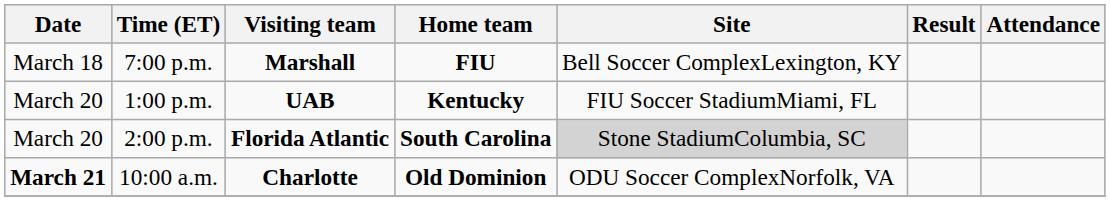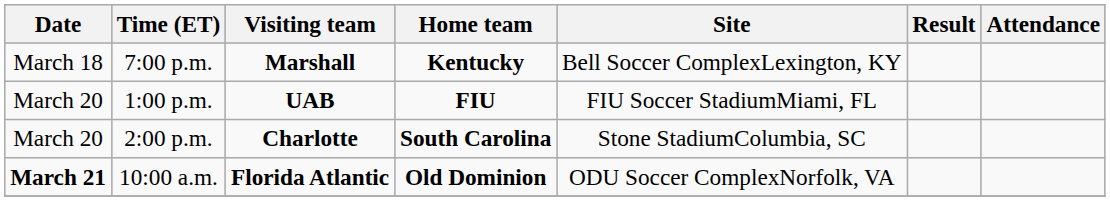(476, 62) FIU -> (476, 62) Kentucky
(476, 100) Kentucky -> (476, 100) FIU
(310, 138) Florida Atlantic -> (310, 138) Charlotte
(732, 138) lightgrey background -> (732, 138) no background
(310, 177) Charlotte -> (310, 177) Florida Atlantic
